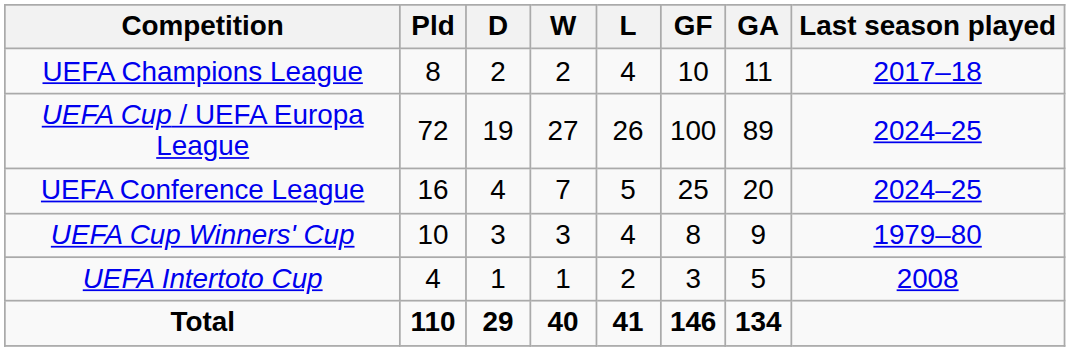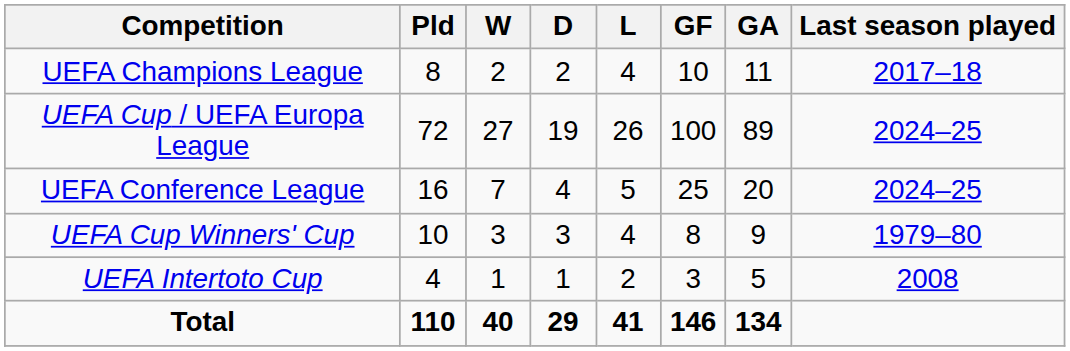columns swapped: (563, 26) <-> (498, 26)
